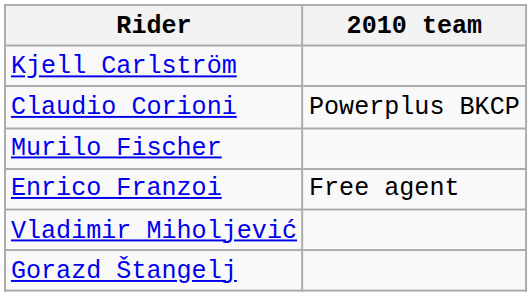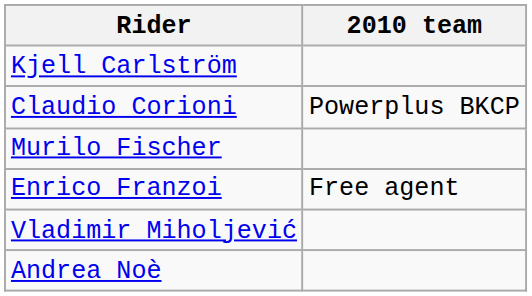+ row: (86, 271)
- row: (124, 271)
